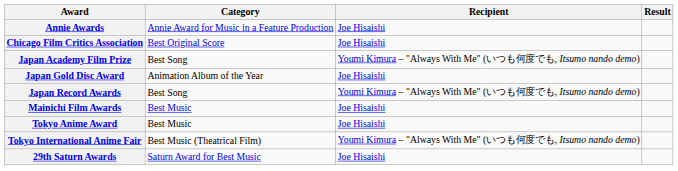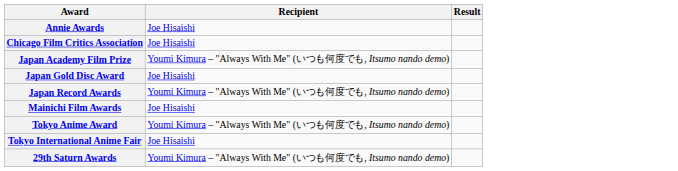- column: (240, 12)
(361, 124) Joe Hisaishi -> (298, 124) Youmi Kimura – "Always With Me" (いつも何度でも, Itsumo nando demo)
(489, 140) Youmi Kimura – "Always With Me" (いつも何度でも, Itsumo nando demo) -> (171, 141) Joe Hisaishi
(361, 157) Joe Hisaishi -> (298, 157) Youmi Kimura – "Always With Me" (いつも何度でも, Itsumo nando demo)
